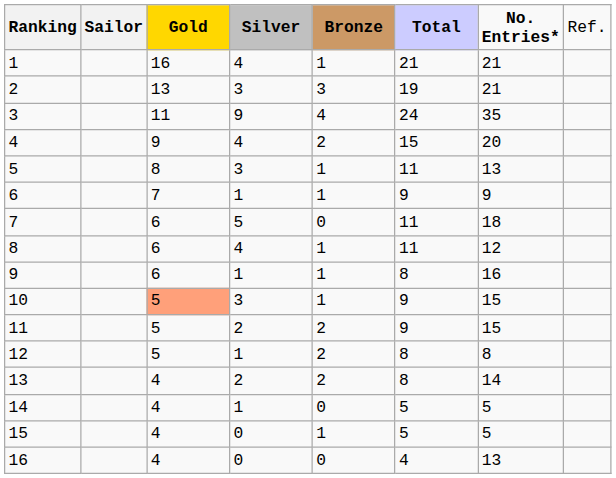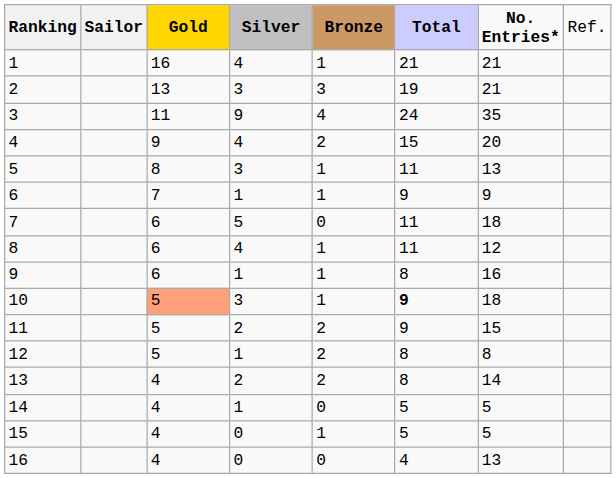(404, 301) normal -> (404, 301) bold
(491, 301) 15 -> (491, 301) 18
